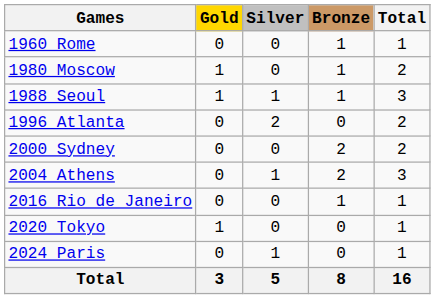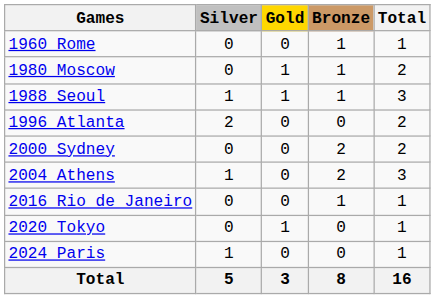columns swapped: (219, 18) <-> (275, 18)
